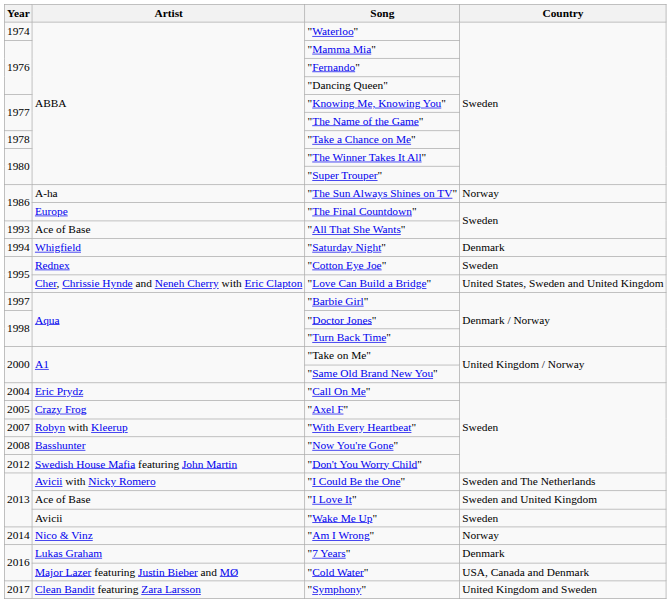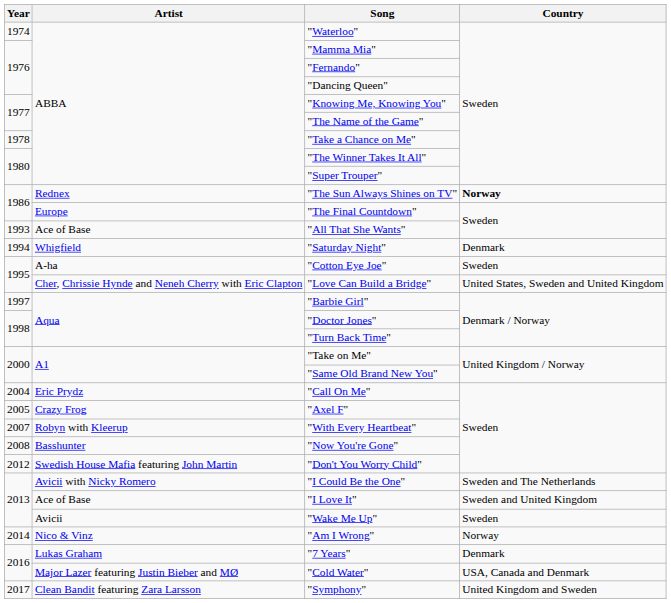(46, 193) A-ha -> (52, 193) Rednex
(481, 193) normal -> (482, 193) bold
(52, 265) Rednex -> (46, 265) A-ha
